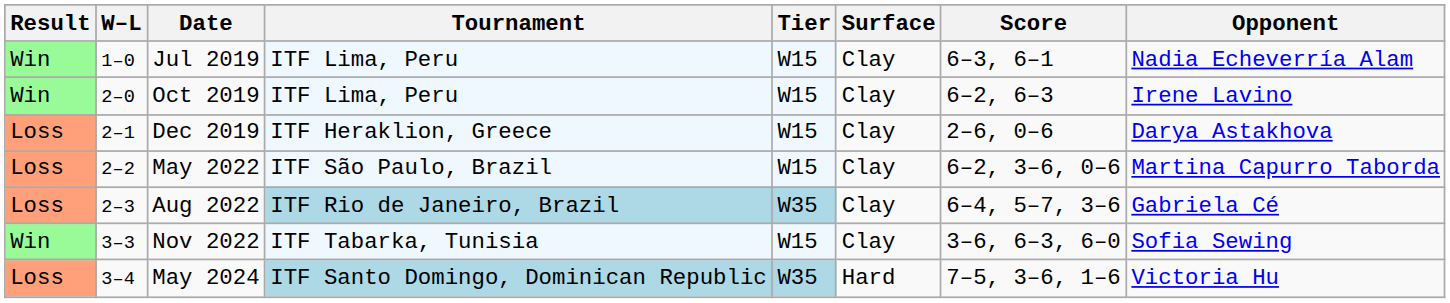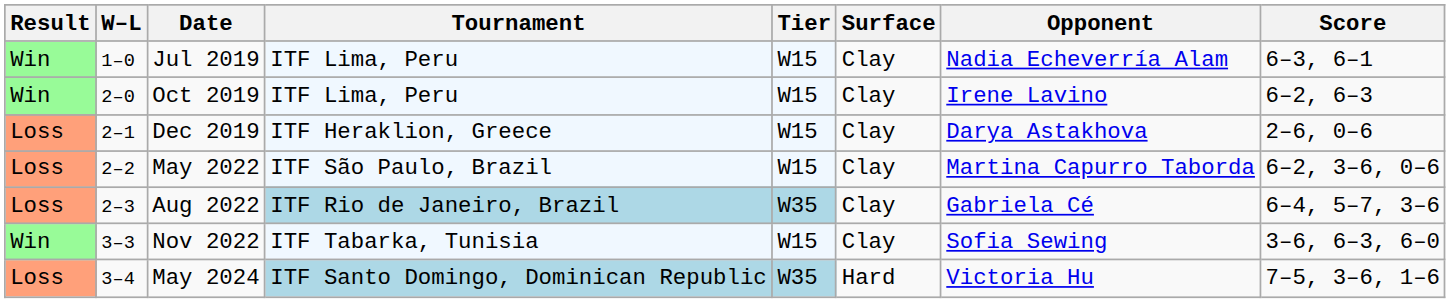columns swapped: (1286, 23) <-> (1034, 23)
